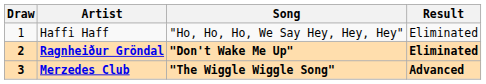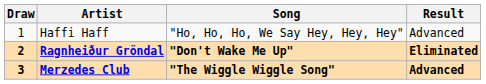(444, 32) Eliminated -> (437, 32) Advanced
